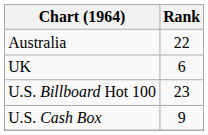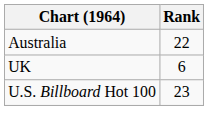- row: (55, 117)
